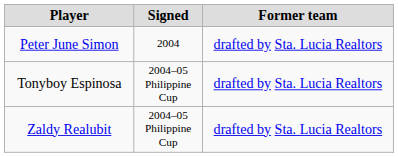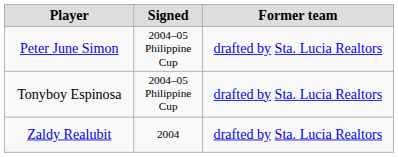(168, 44) 2004 -> (168, 49) 2004–05 Philippine Cup
(168, 129) 2004–05 Philippine Cup -> (168, 134) 2004
